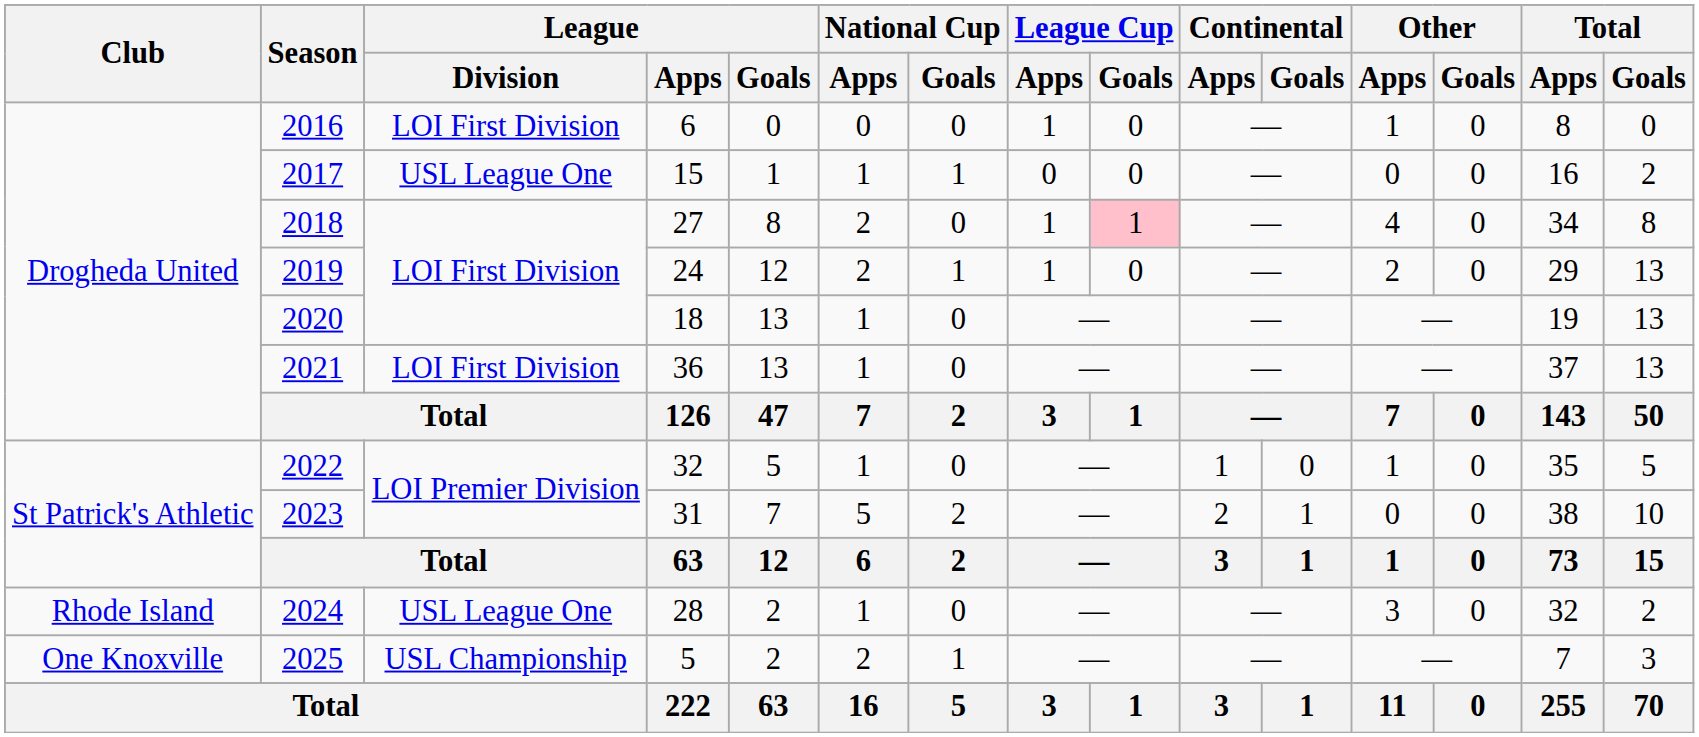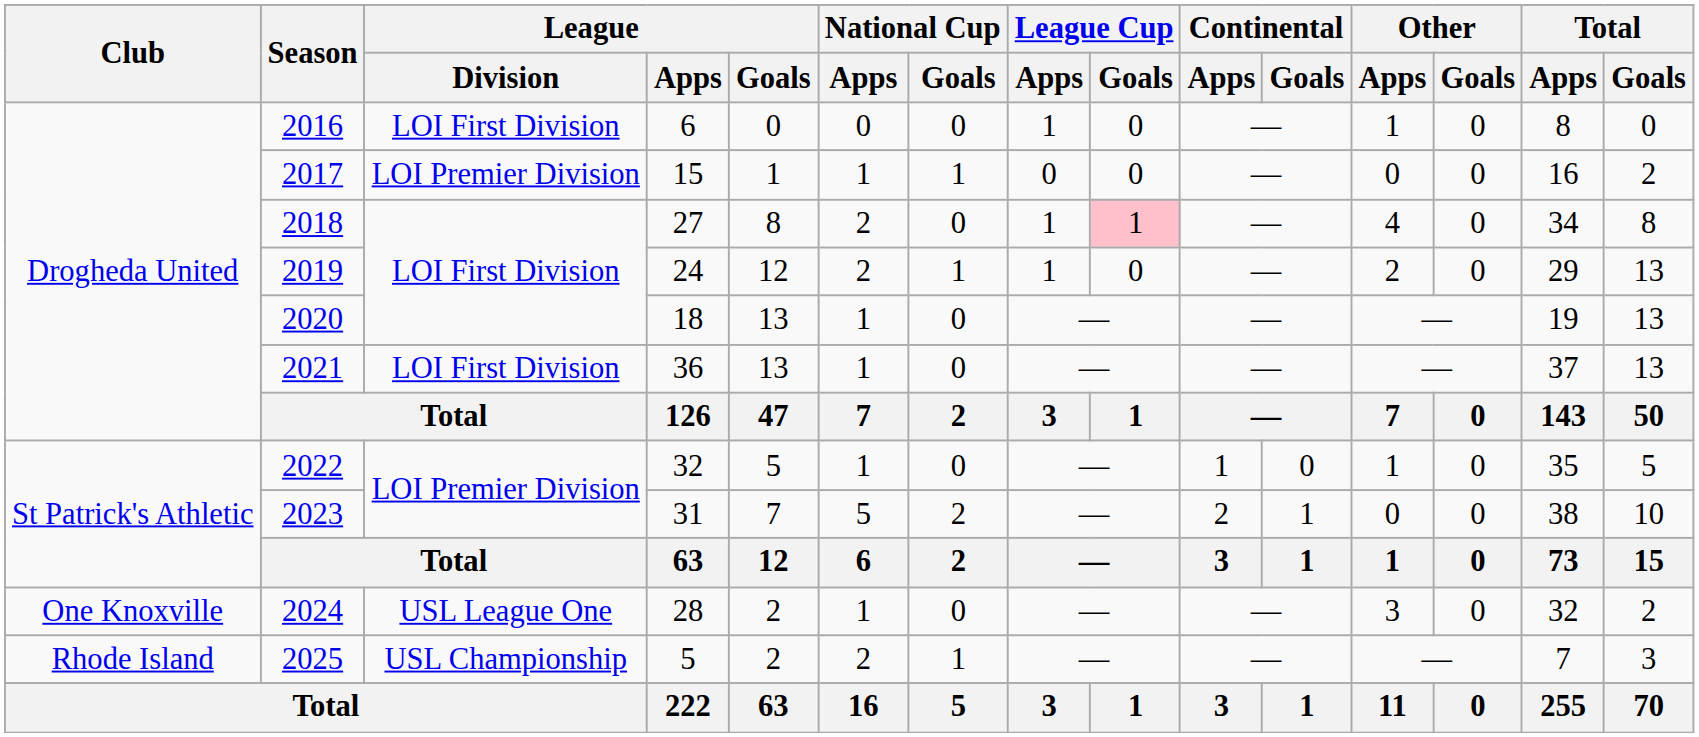(506, 174) USL League One -> (506, 174) LOI Premier Division
(133, 610) Rhode Island -> (133, 610) One Knoxville
(133, 658) One Knoxville -> (133, 658) Rhode Island
